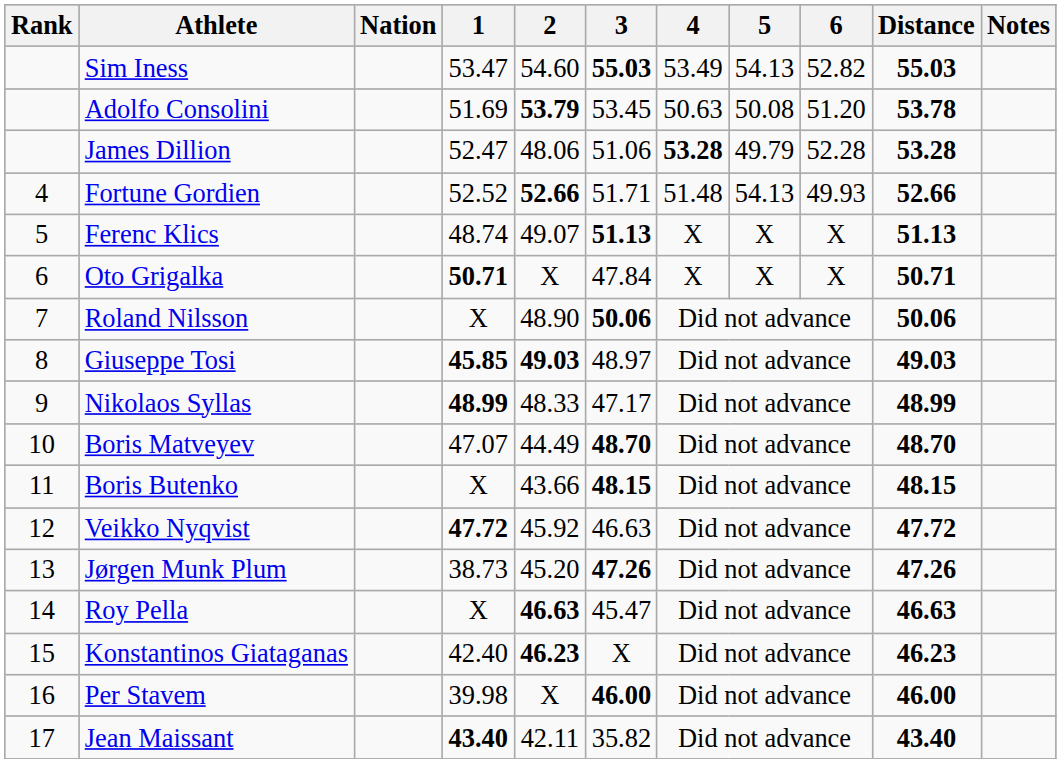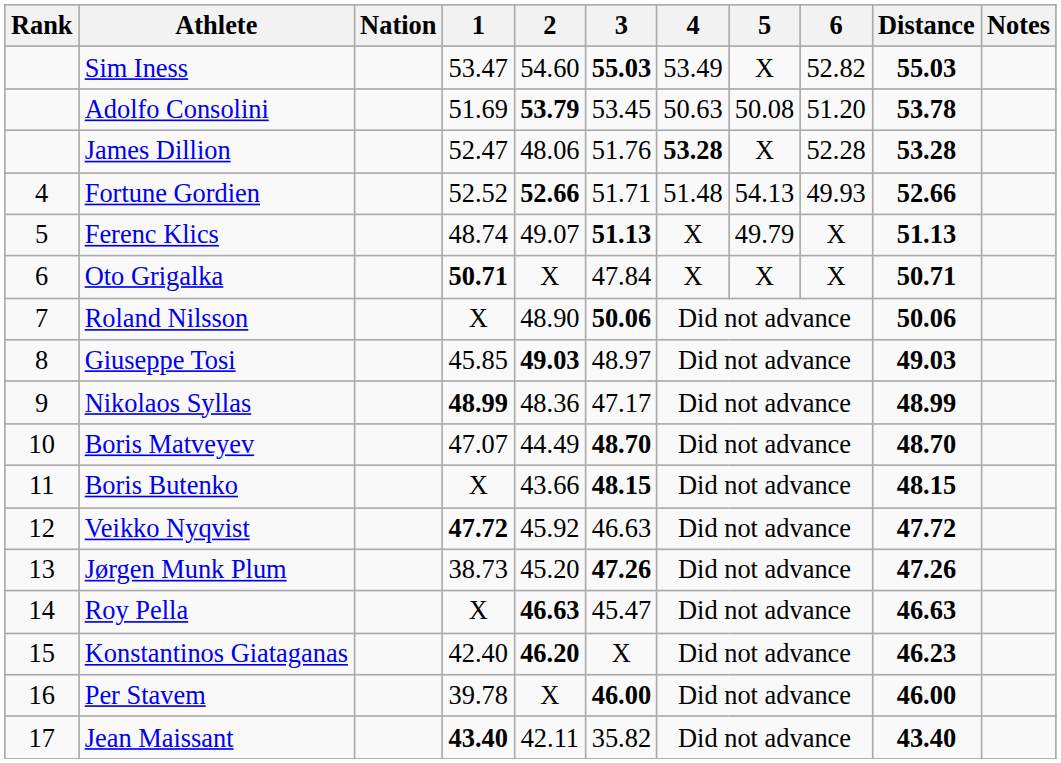(765, 67) 54.13 -> (765, 67) X
(621, 151) 51.06 -> (621, 151) 51.76
(765, 151) 49.79 -> (765, 151) X
(765, 234) X -> (765, 234) 49.79
(478, 360) bold -> (478, 360) normal
(550, 402) 48.33 -> (550, 402) 48.36
(550, 653) 46.23 -> (550, 653) 46.20
(478, 695) 39.98 -> (478, 695) 39.78
